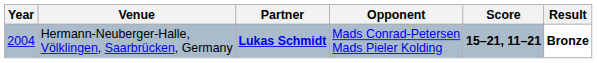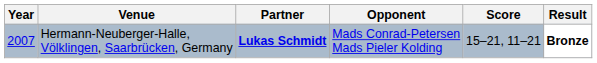(21, 41) 2004 -> (21, 41) 2007
(504, 41) bold -> (503, 41) normal
